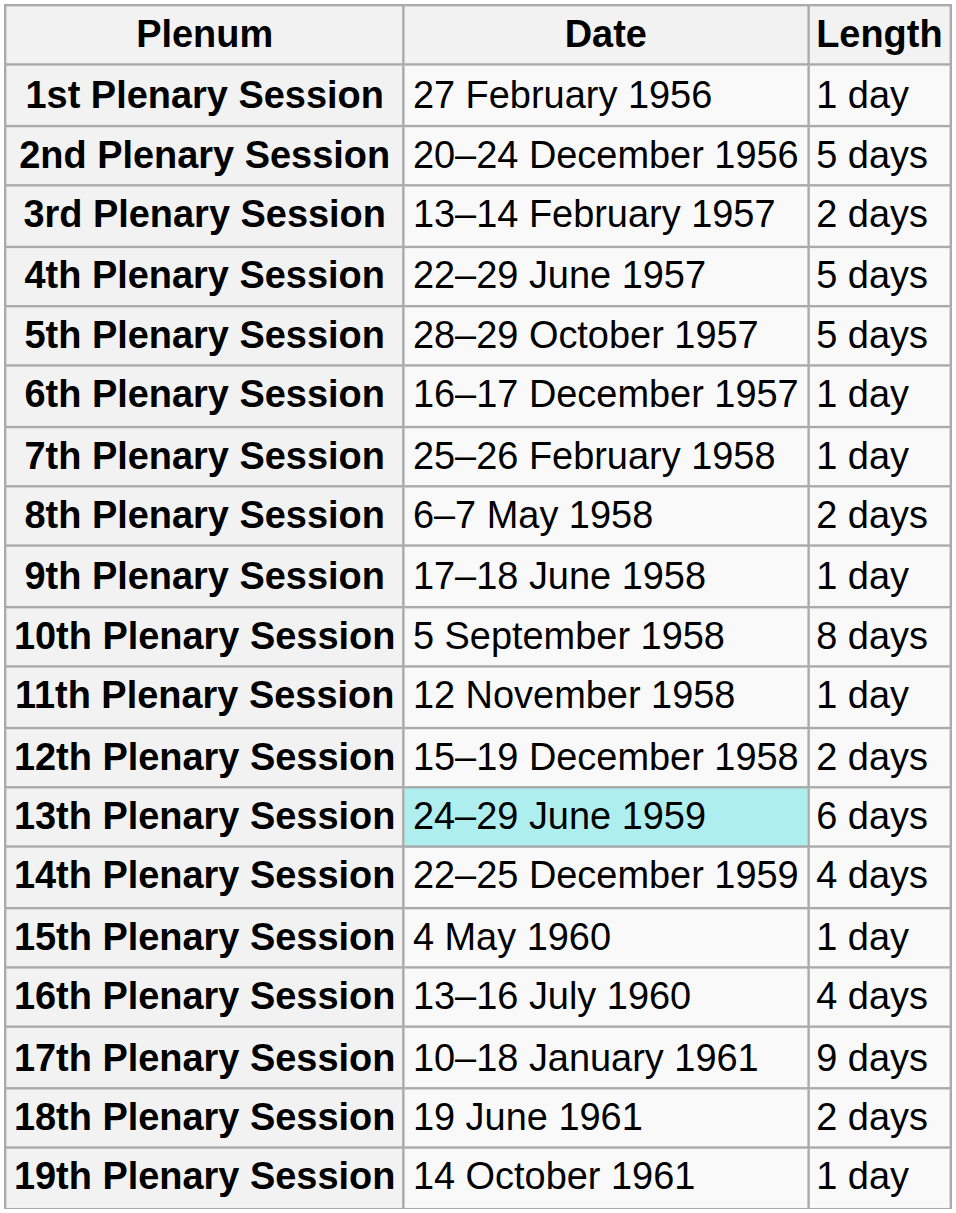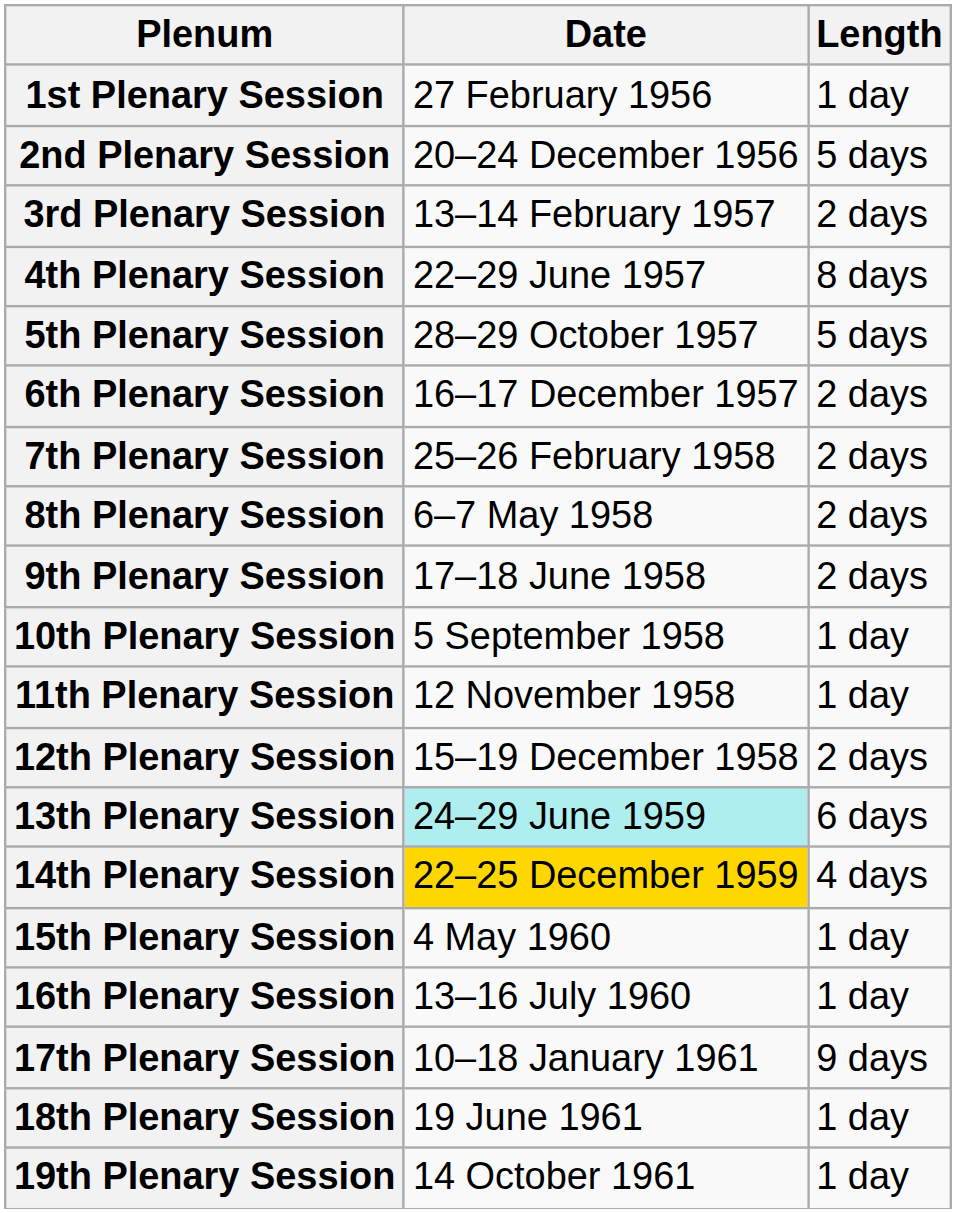(872, 275) 5 days -> (872, 275) 8 days
(863, 395) 1 day -> (872, 395) 2 days
(863, 455) 1 day -> (872, 455) 2 days
(863, 575) 1 day -> (872, 575) 2 days
(872, 635) 8 days -> (863, 635) 1 day
(606, 876) no background -> (606, 876) gold background
(872, 996) 4 days -> (863, 996) 1 day
(872, 1117) 2 days -> (863, 1117) 1 day
